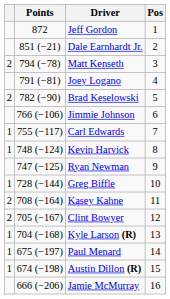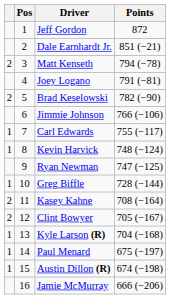columns swapped: (155, 13) <-> (40, 13)
